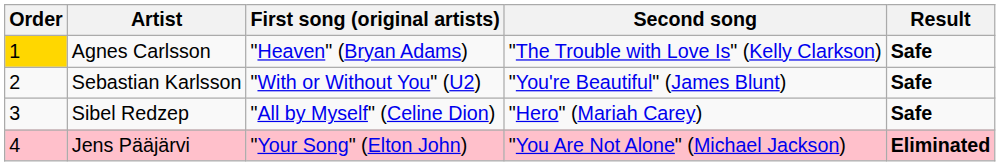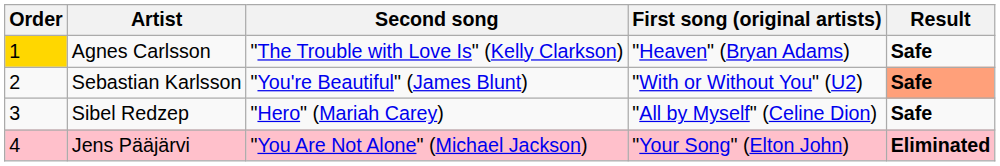columns swapped: (375, 20) <-> (695, 20)
(911, 82) no background -> (911, 82) lightsalmon background
